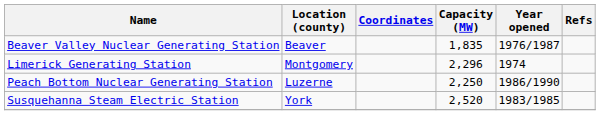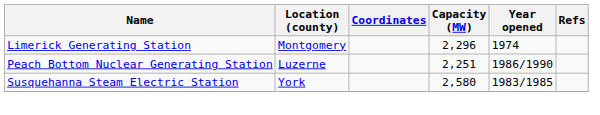- row: (143, 45)
(466, 82) 2,250 -> (459, 64) 2,251
(466, 100) 2,520 -> (459, 82) 2,580
